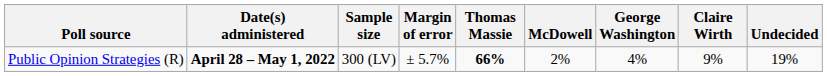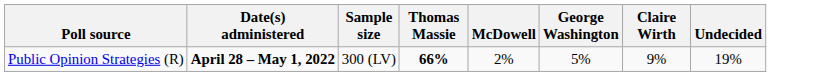- column: (428, 25)
(637, 59) 4% -> (581, 59) 5%
